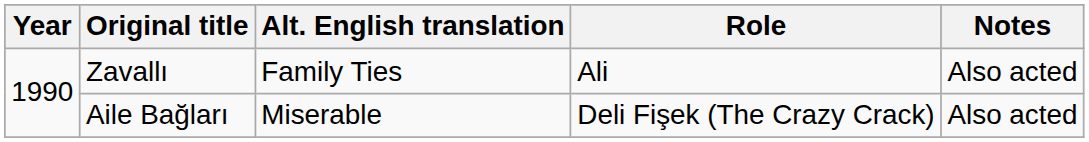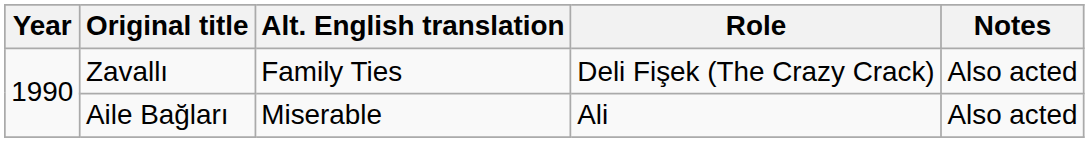(593, 70) Ali -> (756, 70) Deli Fişek (The Crazy Crack)
(756, 114) Deli Fişek (The Crazy Crack) -> (593, 114) Ali
